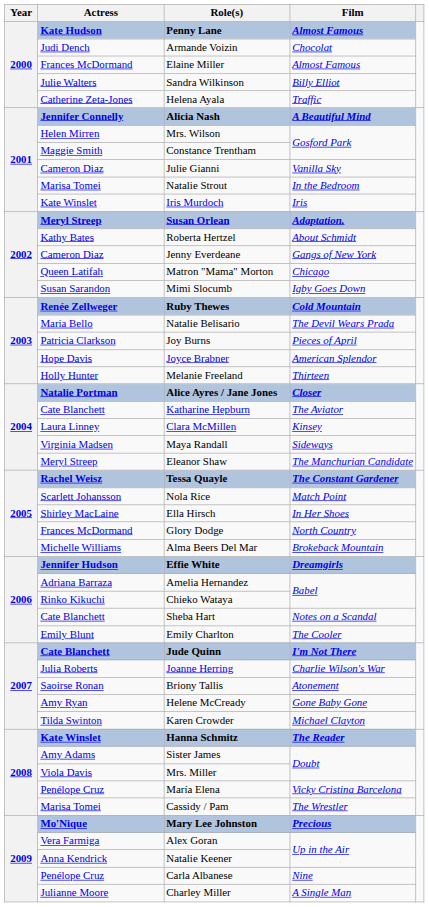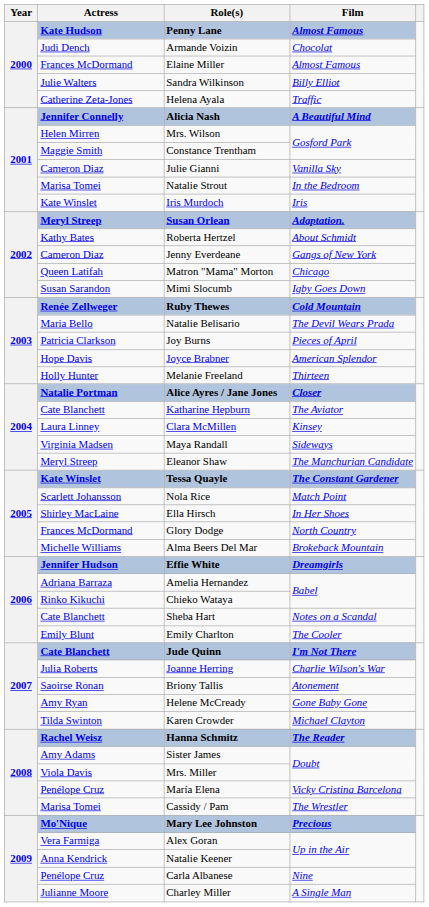(71, 479) Rachel Weisz -> (71, 479) Kate Winslet
(71, 737) Kate Winslet -> (71, 737) Rachel Weisz
